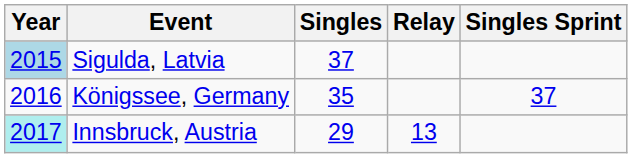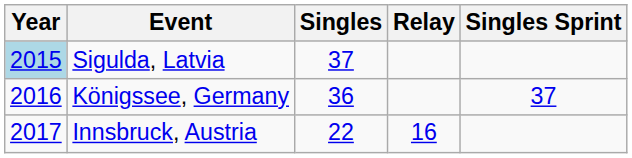(341, 96) 35 -> (341, 96) 36
(36, 133) paleturquoise background -> (36, 133) no background
(341, 133) 29 -> (341, 133) 22
(424, 133) 13 -> (424, 133) 16
